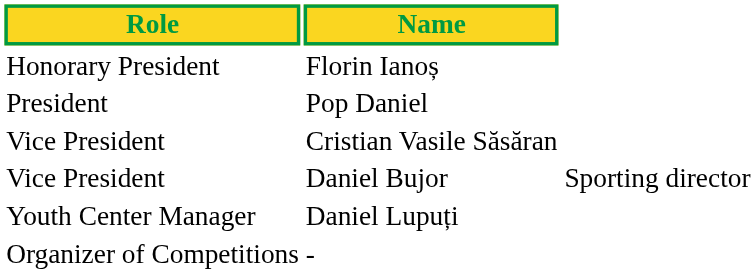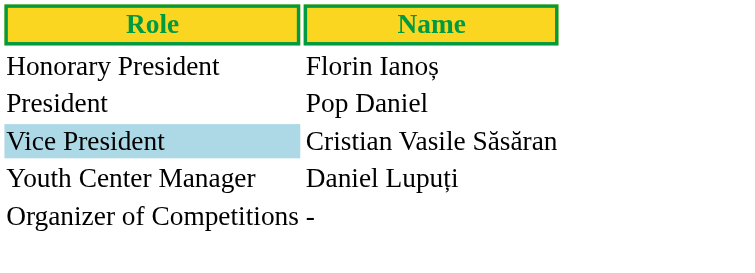(85, 140) no background -> (85, 140) lightblue background
- row: (377, 178)
